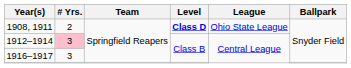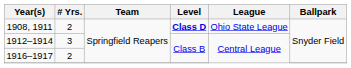(70, 41) pink background -> (70, 41) no background
(70, 56) 3 -> (70, 56) 2
